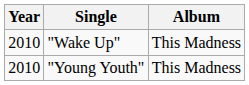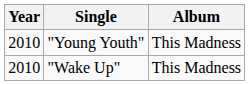rows swapped: (84, 42) <-> (96, 67)
